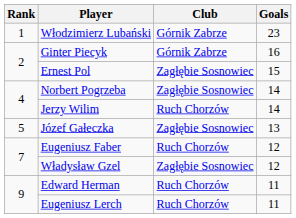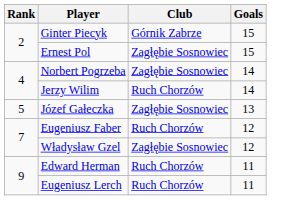- row: (96, 33)
(274, 52) 16 -> (248, 33) 15
